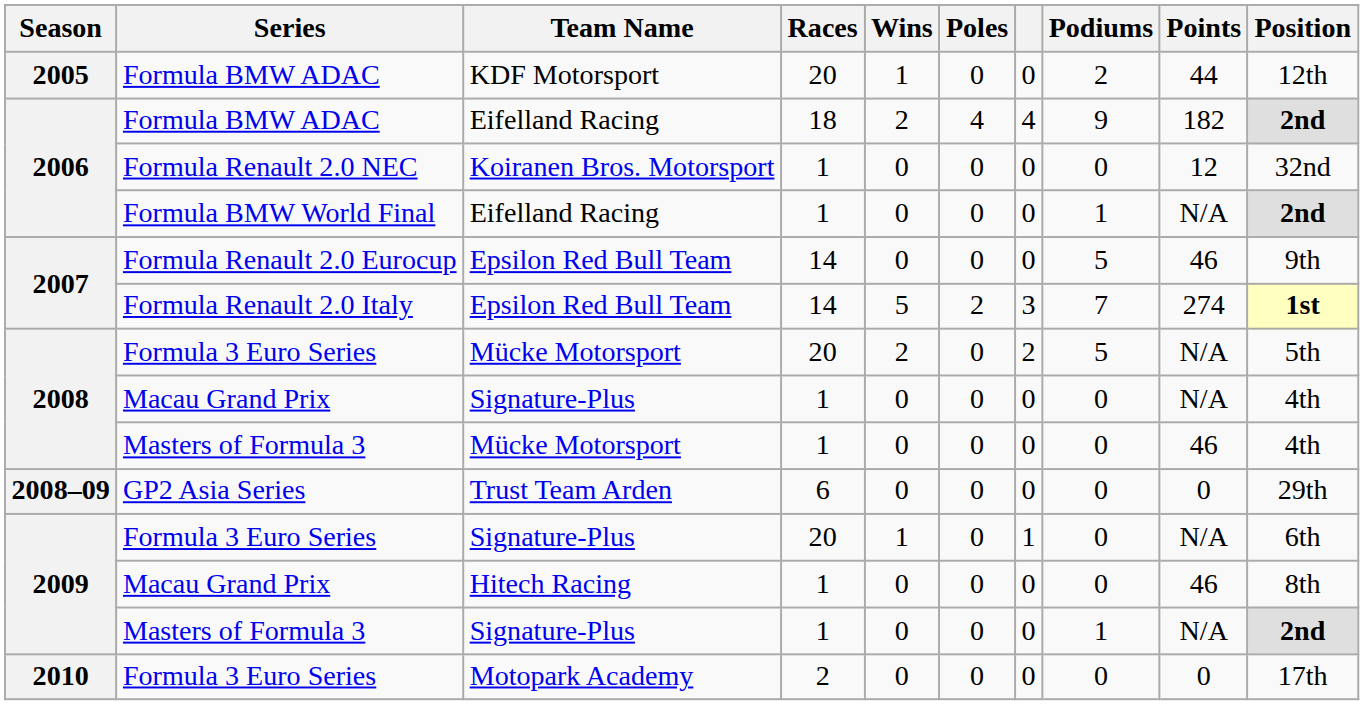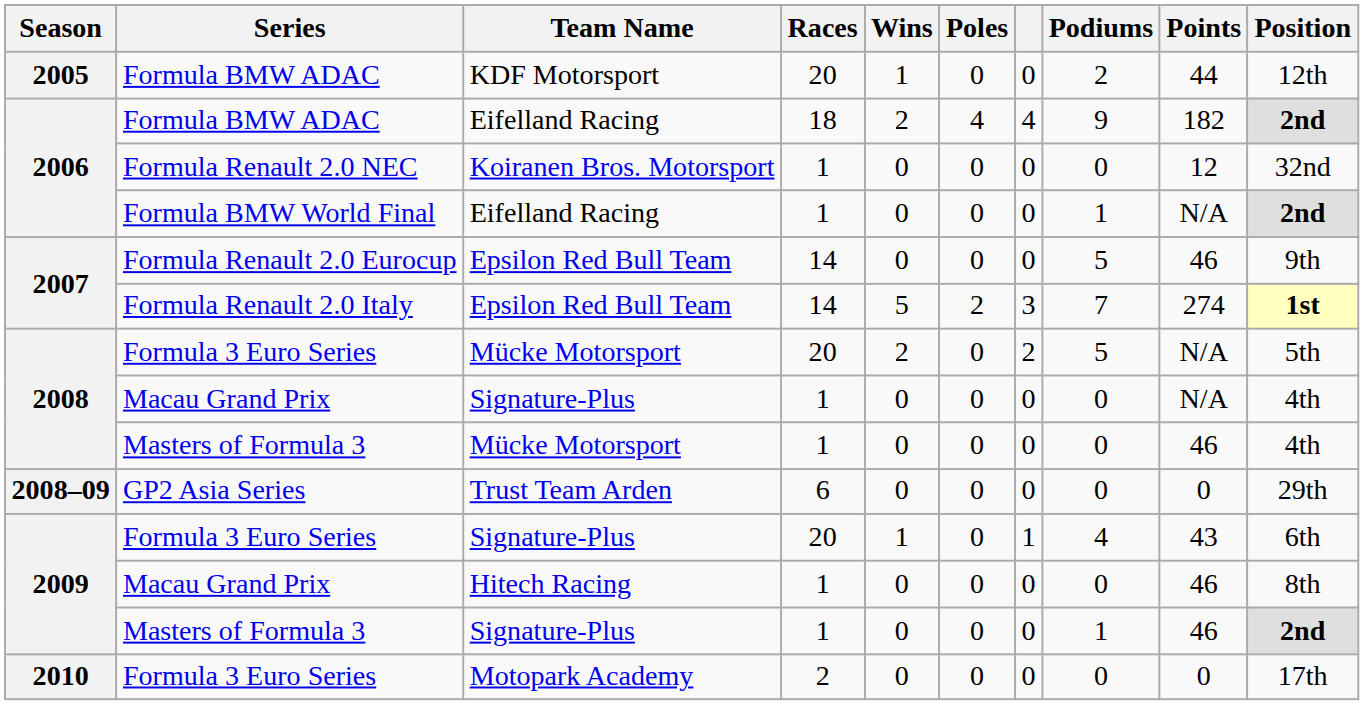(1101, 537) 0 -> (1101, 537) 4
(1204, 537) N/A -> (1204, 537) 43
(1204, 630) N/A -> (1204, 630) 46
